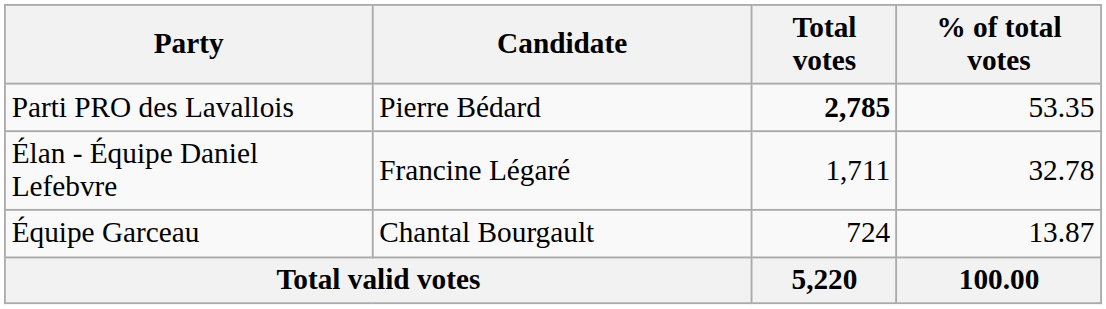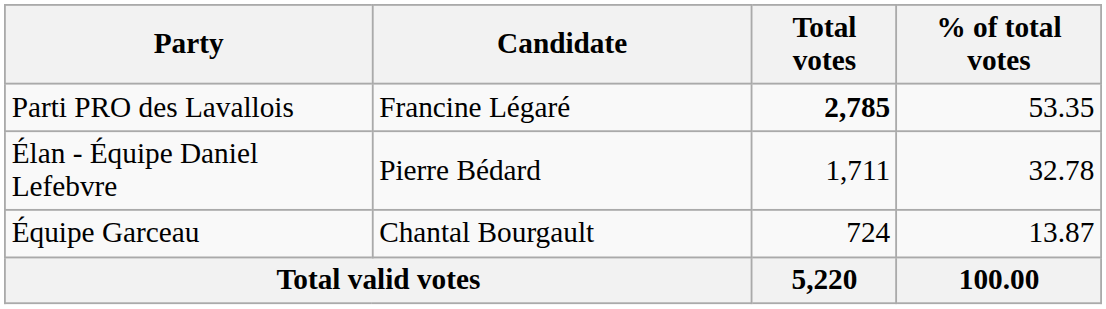(460, 107) Pierre Bédard -> (475, 107) Francine Légaré
(475, 170) Francine Légaré -> (460, 170) Pierre Bédard
